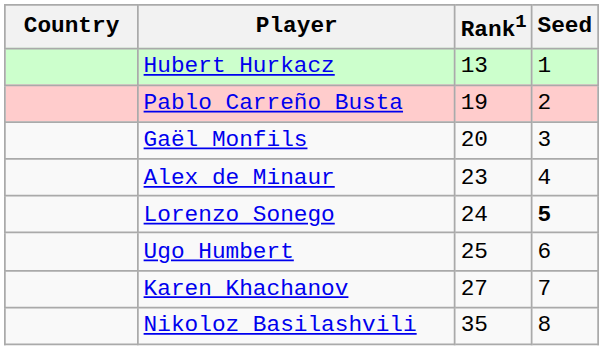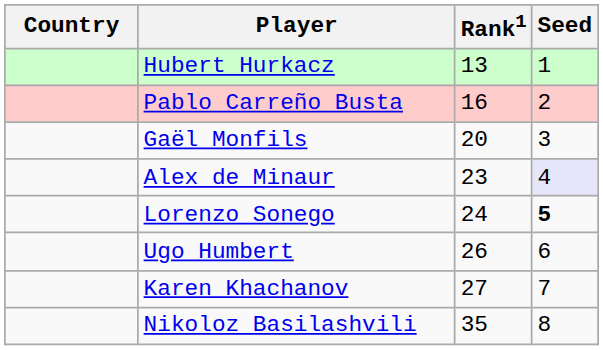(474, 103) 19 -> (474, 103) 16
(544, 178) no background -> (544, 178) lavender background
(474, 252) 25 -> (474, 252) 26
